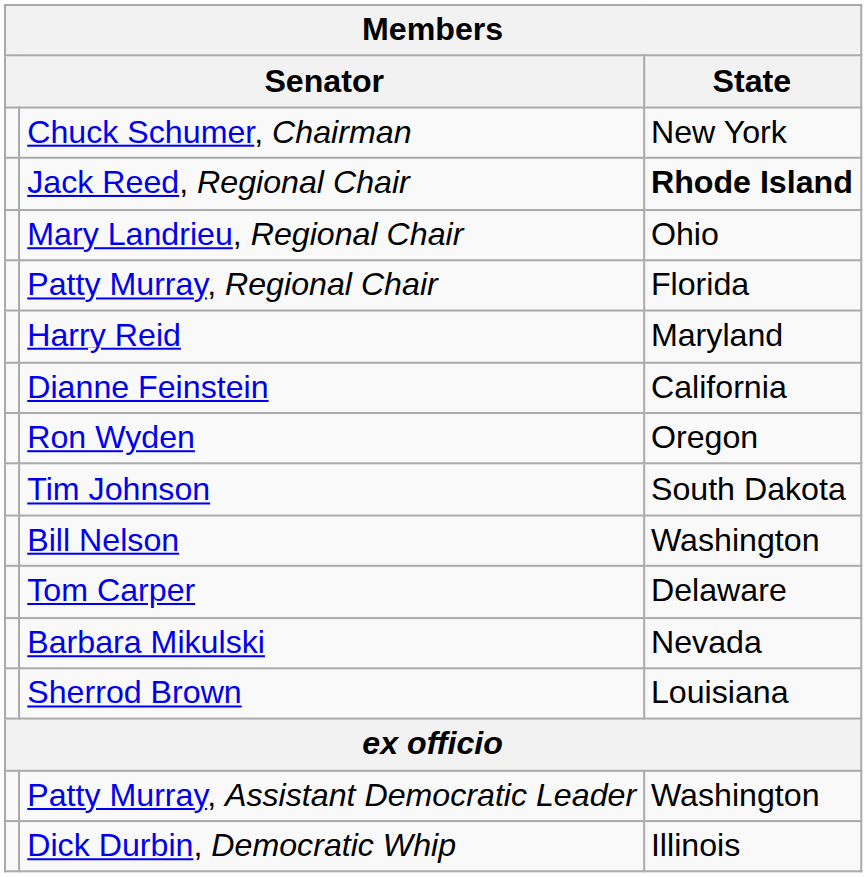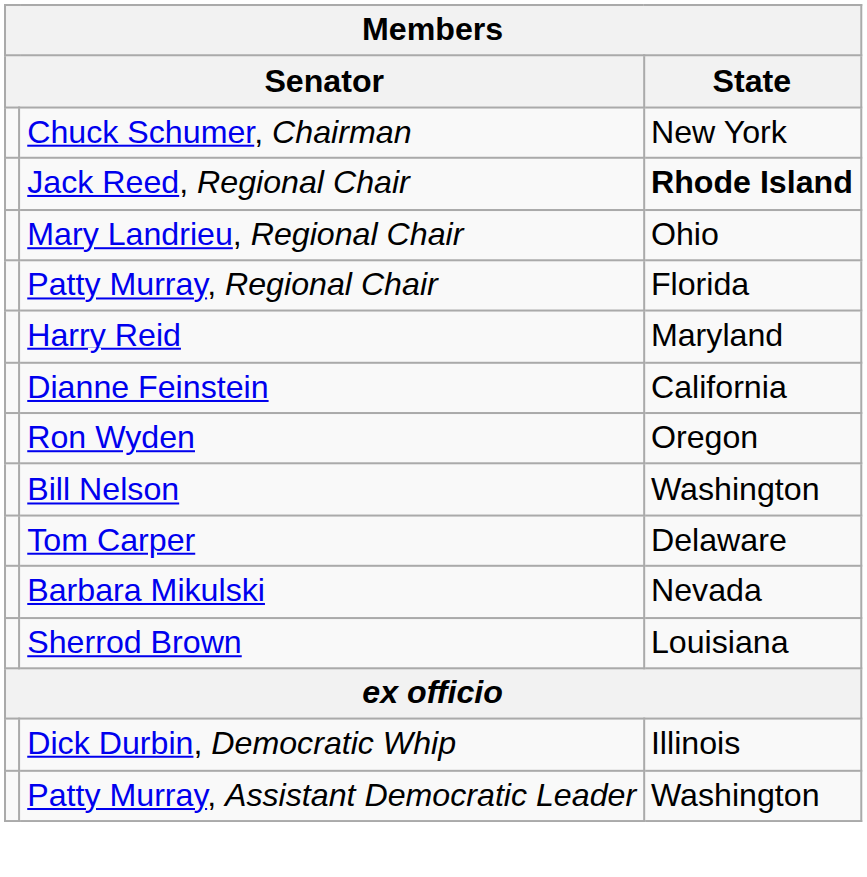- row: (119, 489)
rows swapped: (242, 846) <-> (332, 795)
